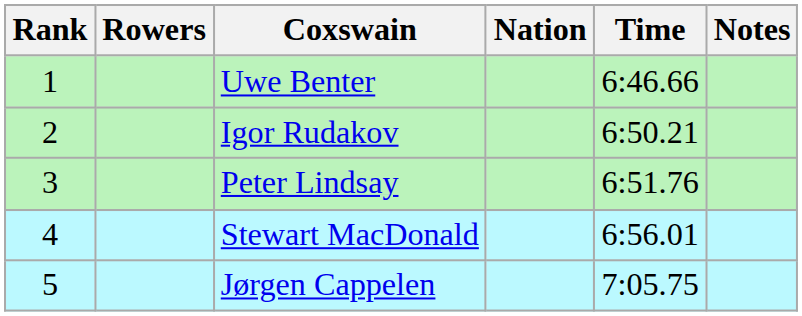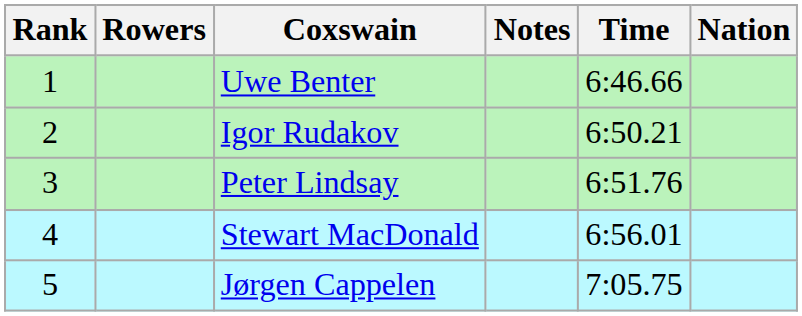columns swapped: (540, 30) <-> (752, 30)
